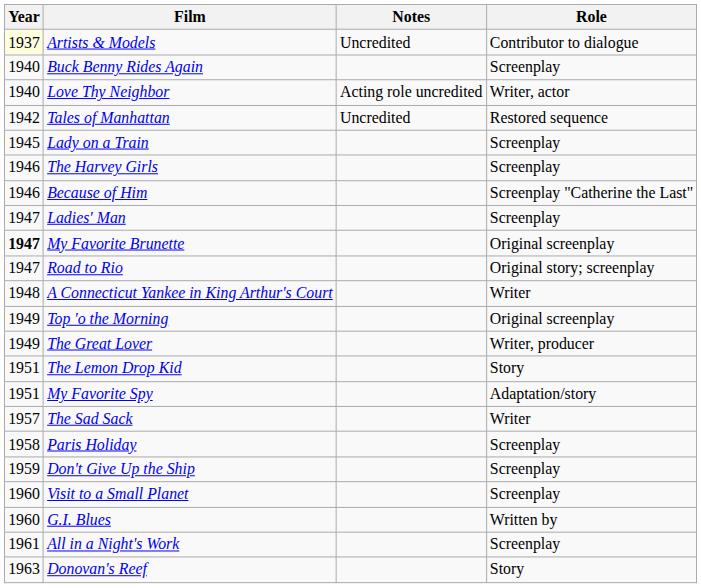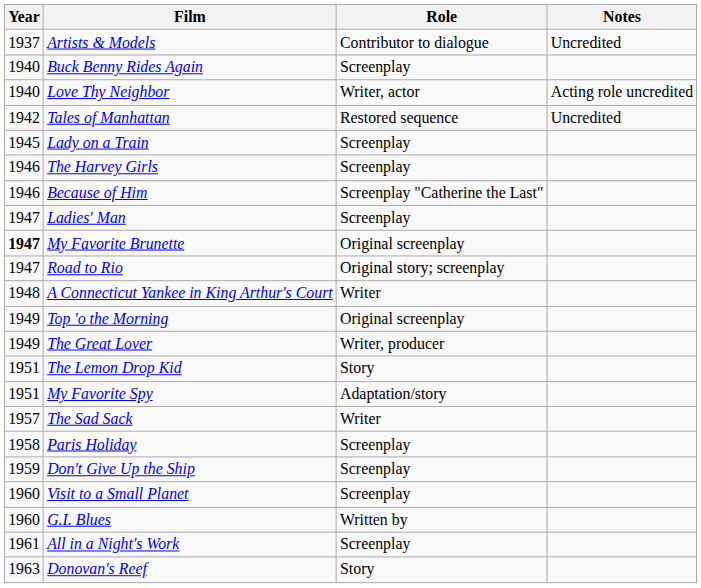columns swapped: (592, 17) <-> (411, 17)
(24, 42) lightyellow background -> (24, 42) no background
